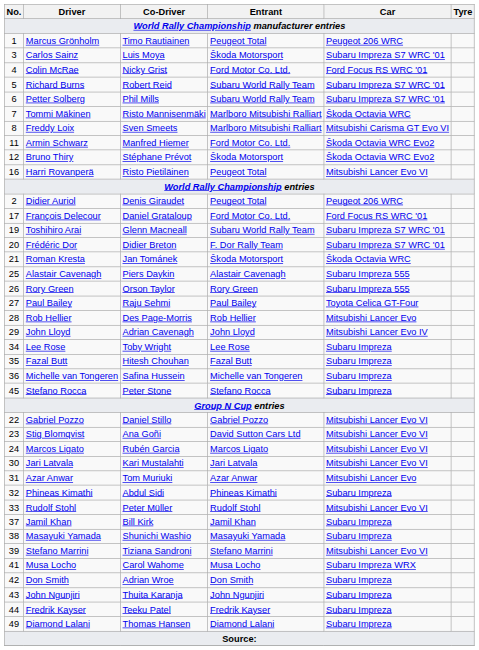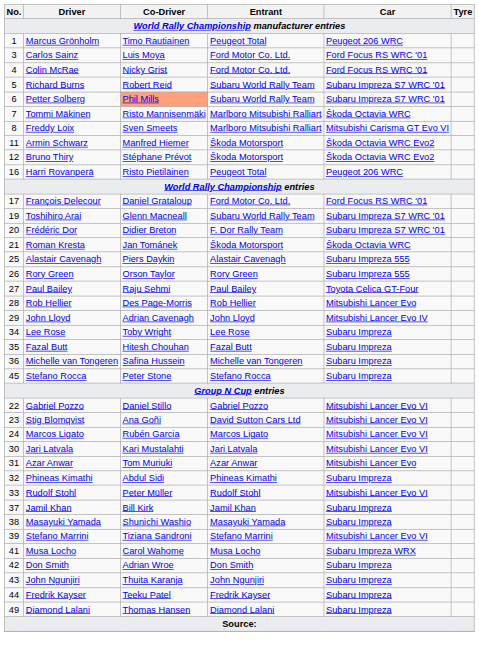(247, 55) Škoda Motorsport -> (250, 55) Ford Motor Co. Ltd.
(385, 55) Subaru Impreza S7 WRC '01 -> (377, 55) Ford Focus RS WRC '01
(141, 99) no background -> (141, 99) lightsalmon background
(250, 142) Ford Motor Co. Ltd. -> (247, 142) Škoda Motorsport
(377, 172) Mitsubishi Lancer Evo VI -> (365, 172) Peugeot 206 WRC
- row: (51, 201)
